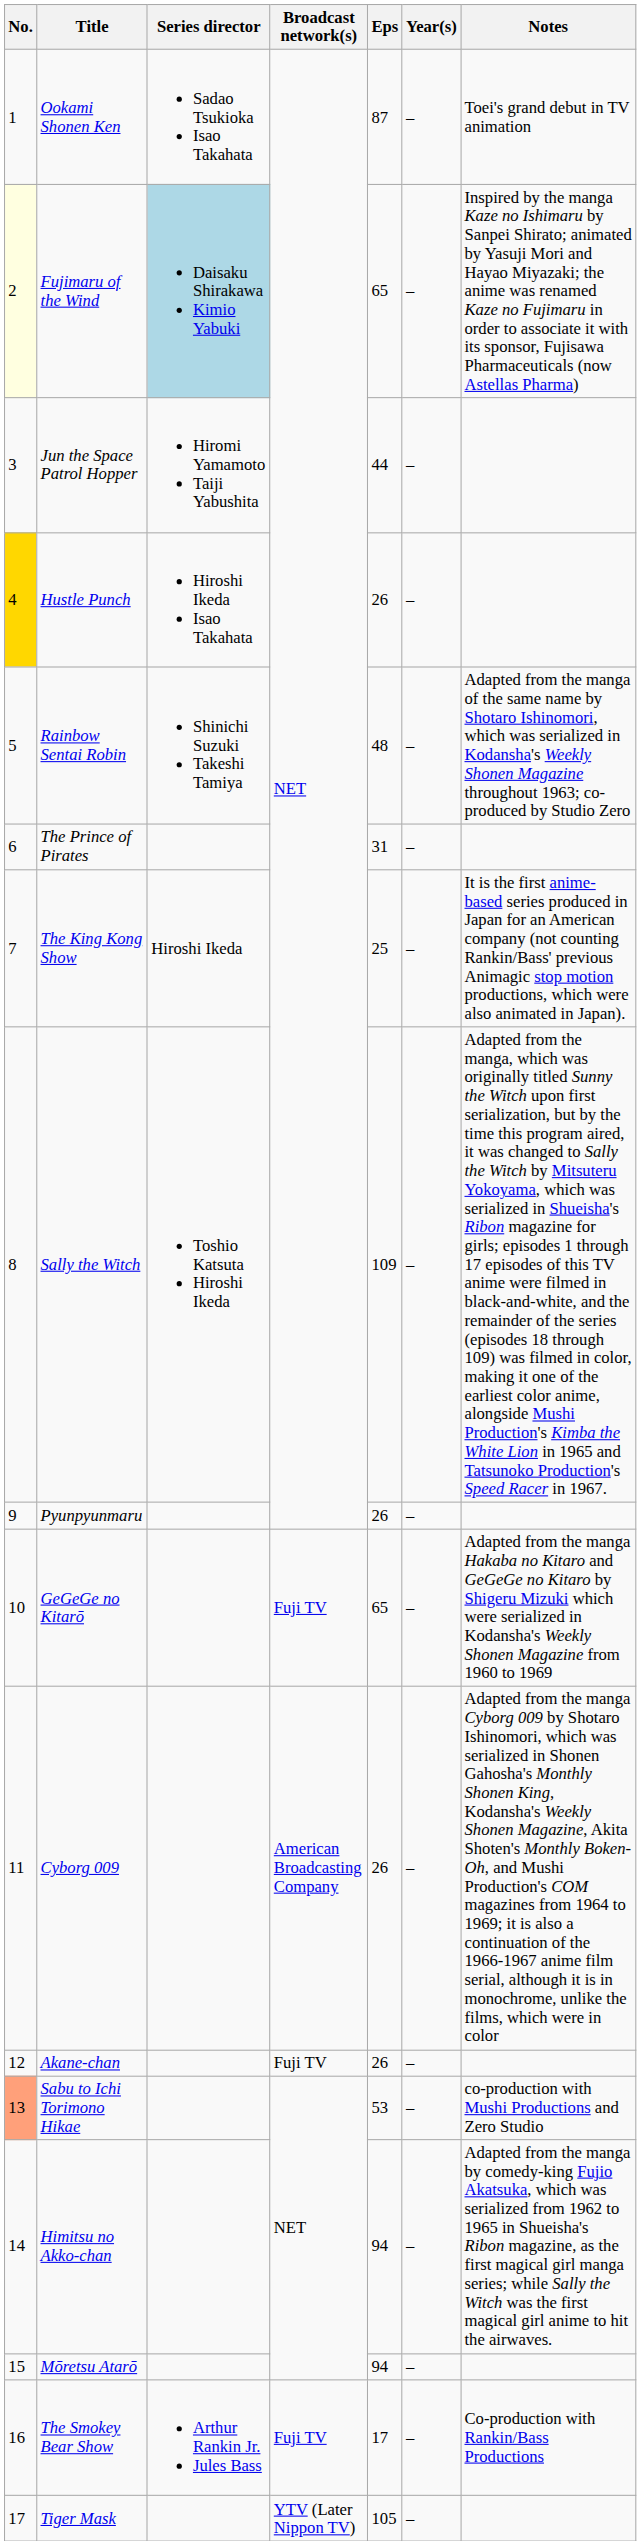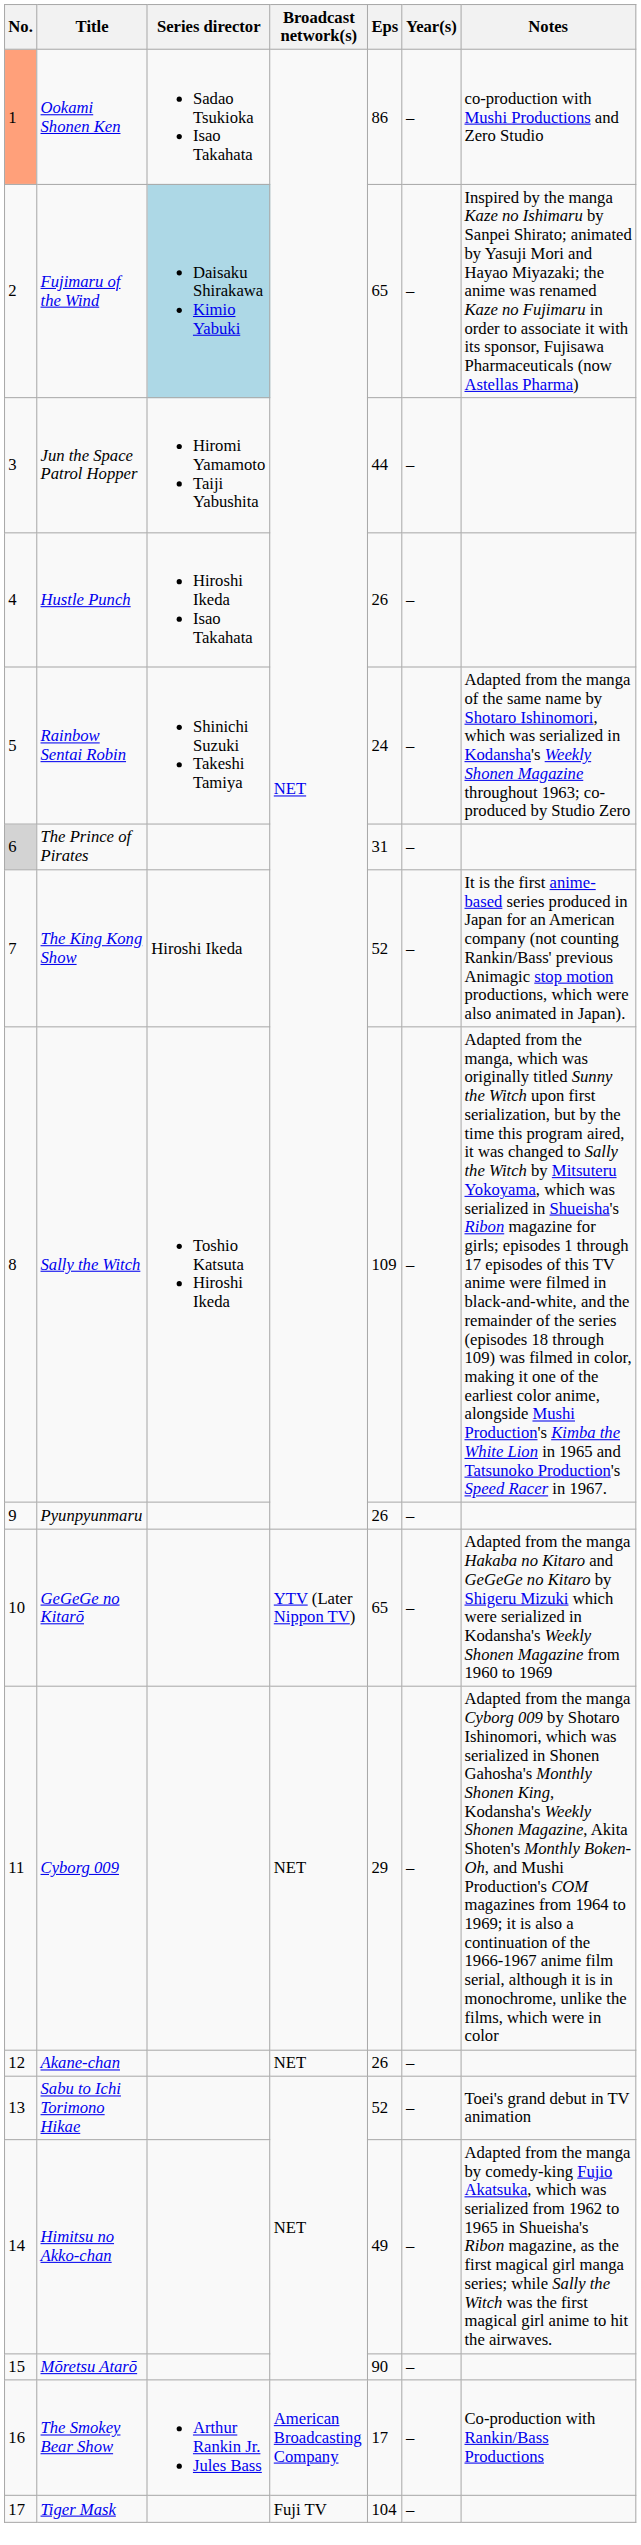(13, 116) no background -> (13, 116) lightsalmon background
(380, 116) 87 -> (380, 116) 86
(547, 116) Toei's grand debut in TV animation -> (542, 116) co-production with Mushi Productions and Zero Studio
(13, 290) lightyellow background -> (13, 290) no background
(13, 599) gold background -> (13, 599) no background
(380, 745) 48 -> (380, 745) 24
(13, 846) no background -> (13, 846) lightgrey background
(380, 948) 25 -> (380, 948) 52
(300, 1607) Fuji TV -> (315, 1607) YTV (Later Nippon TV)
(318, 1867) American Broadcasting Company -> (290, 1867) NET
(380, 1867) 26 -> (380, 1867) 29
(300, 2062) Fuji TV -> (290, 2062) NET
(17, 2107) lightsalmon background -> (17, 2107) no background
(380, 2107) 53 -> (380, 2107) 52
(542, 2107) co-production with Mushi Productions and Zero Studio -> (547, 2107) Toei's grand debut in TV animation
(380, 2246) 94 -> (380, 2246) 49
(380, 2366) 94 -> (380, 2366) 90
(300, 2437) Fuji TV -> (318, 2437) American Broadcasting Company
(315, 2518) YTV (Later Nippon TV) -> (300, 2508) Fuji TV
(384, 2518) 105 -> (384, 2508) 104
